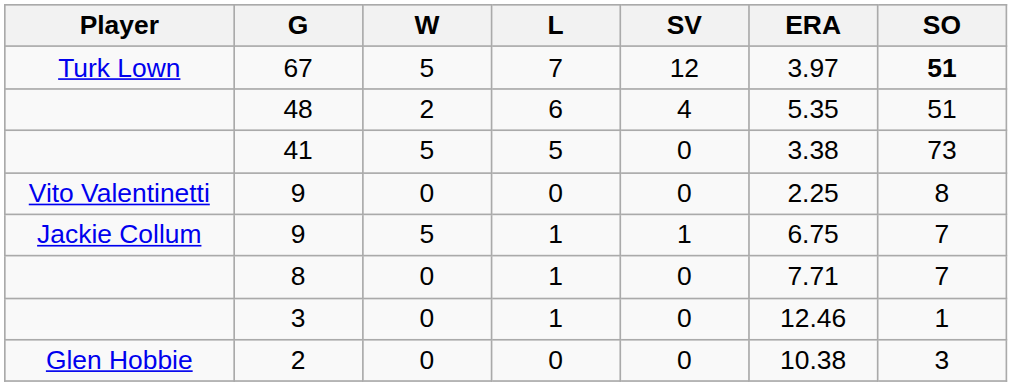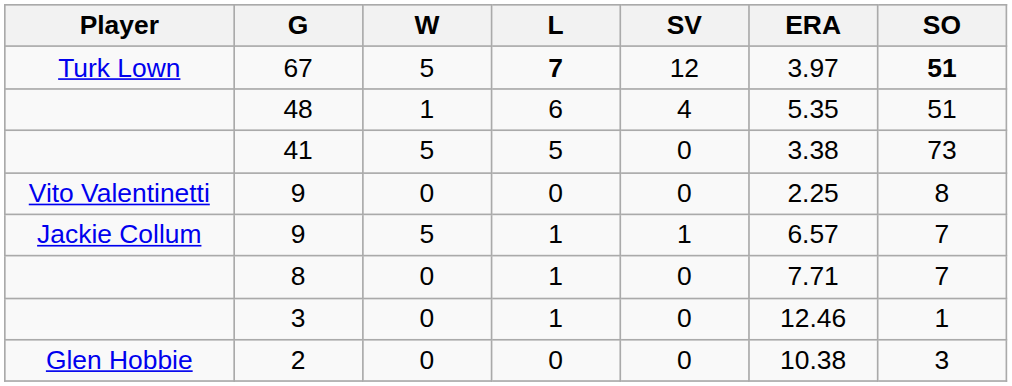(556, 67) normal -> (556, 67) bold
(427, 109) 2 -> (427, 109) 1
(813, 234) 6.75 -> (813, 234) 6.57
